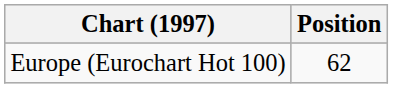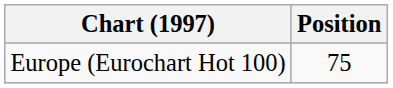(339, 62) 62 -> (339, 62) 75
